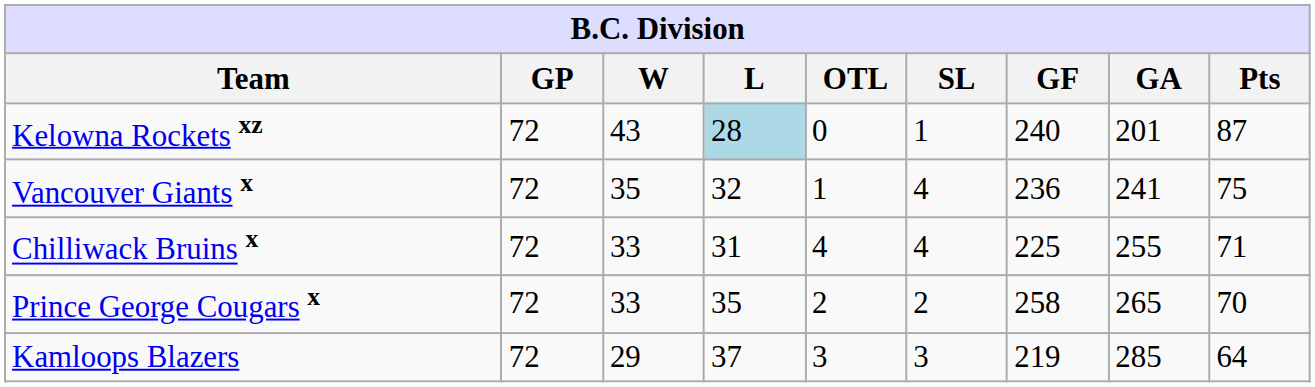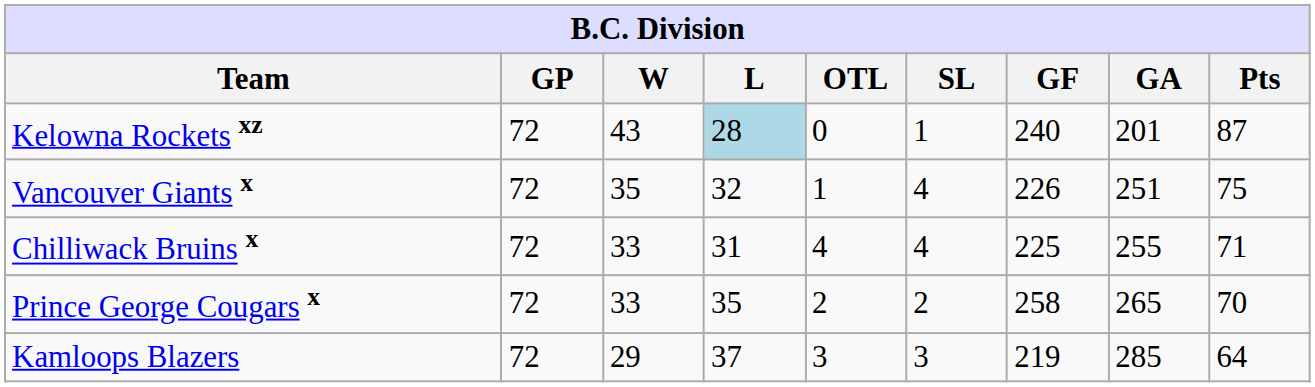(1037, 188) 236 -> (1037, 188) 226
(1138, 188) 241 -> (1138, 188) 251
